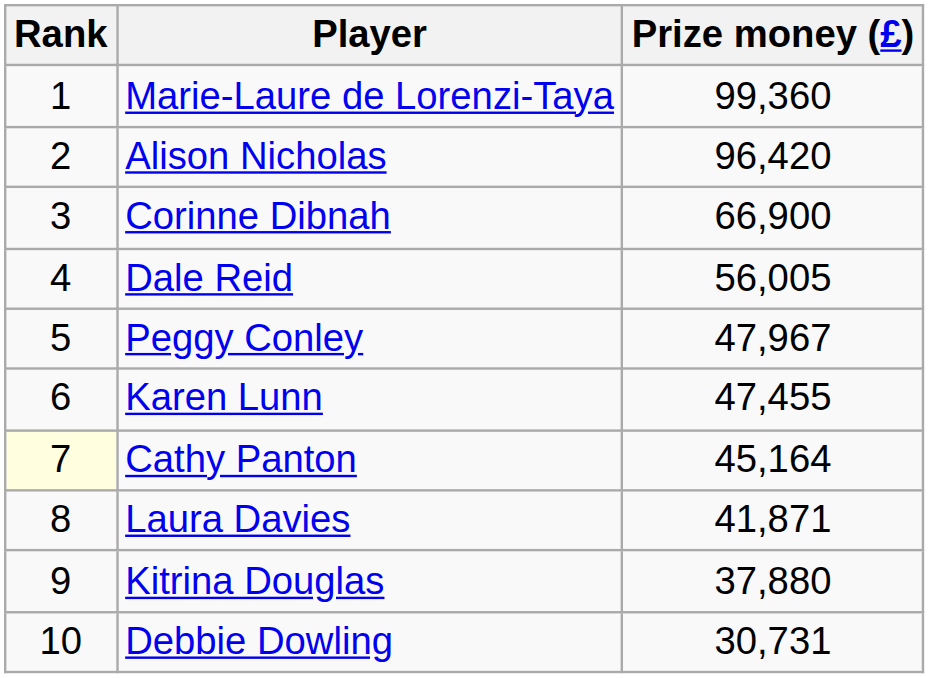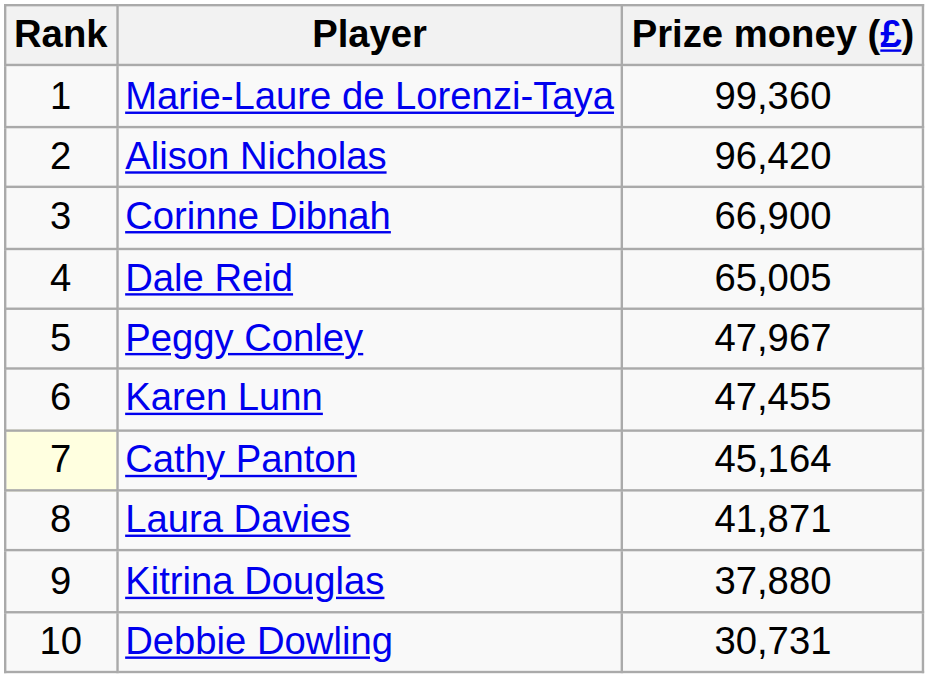(773, 277) 56,005 -> (773, 277) 65,005
